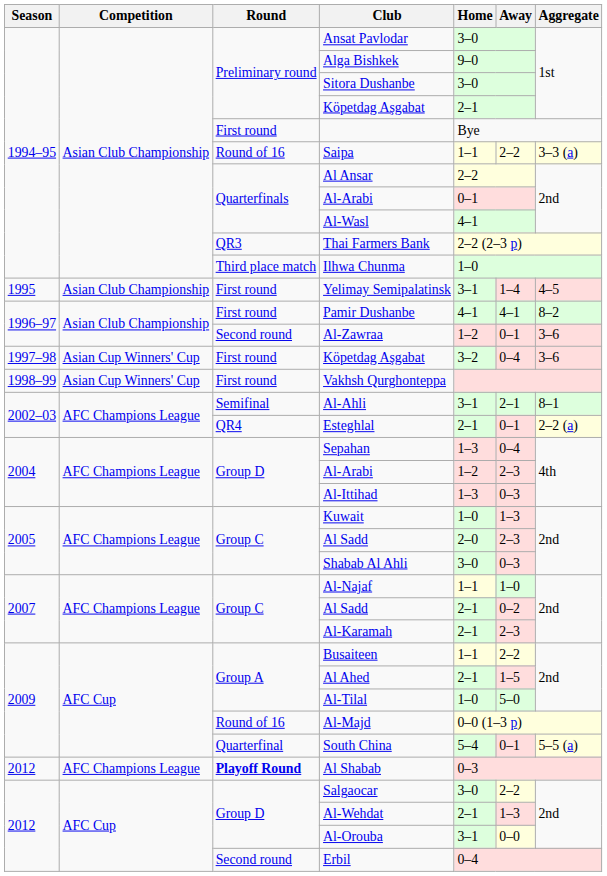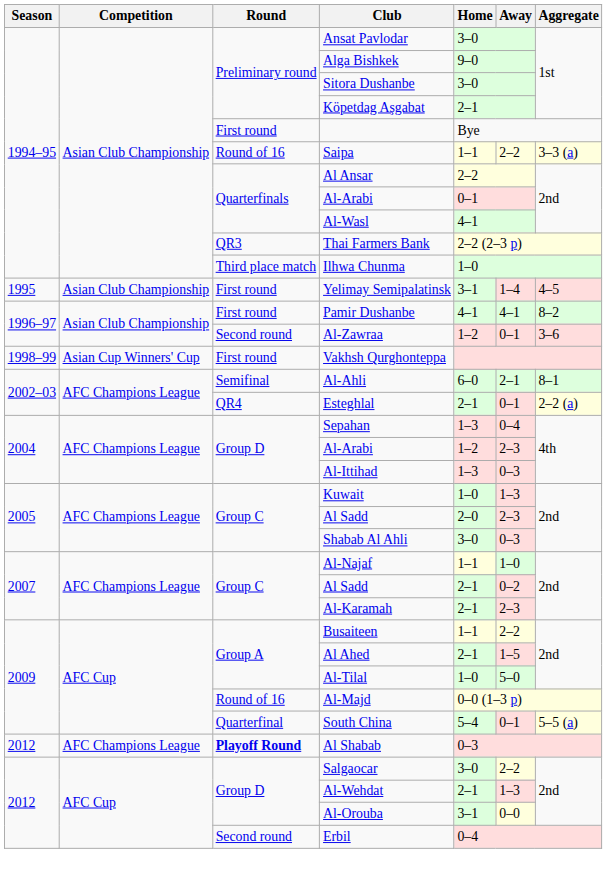- row: (32, 358)
(468, 403) 3–1 -> (468, 381) 6–0
